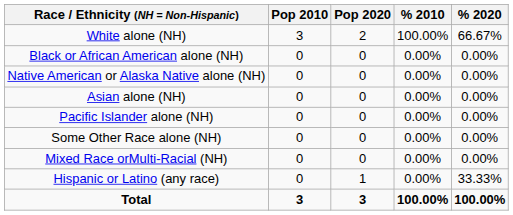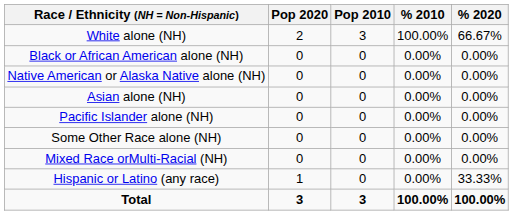columns swapped: (300, 14) <-> (363, 14)
